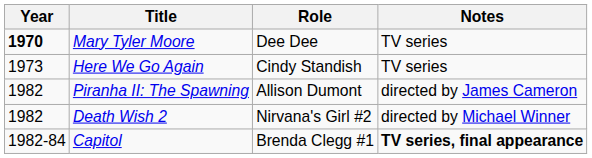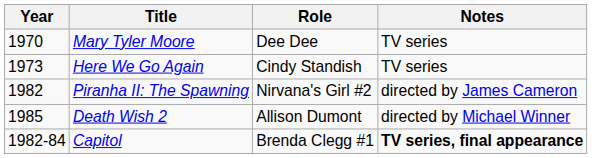(26, 41) bold -> (26, 41) normal
(309, 91) Allison Dumont -> (314, 91) Nirvana's Girl #2
(26, 116) 1982 -> (26, 116) 1985
(314, 116) Nirvana's Girl #2 -> (309, 116) Allison Dumont
